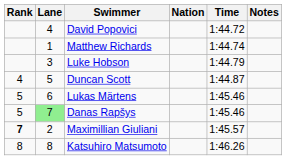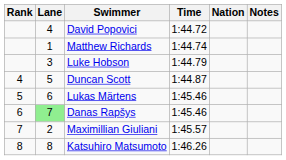columns swapped: (188, 12) <-> (227, 12)
(20, 113) 5 -> (20, 113) 6
(20, 130) bold -> (20, 130) normal
